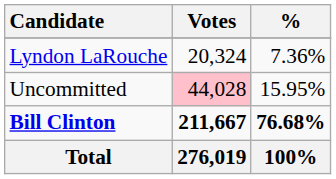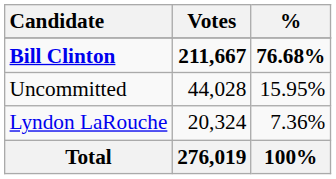rows swapped: (62, 122) <-> (88, 55)
(217, 88) pink background -> (217, 88) no background
